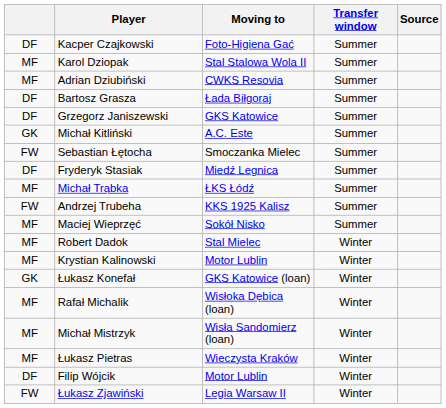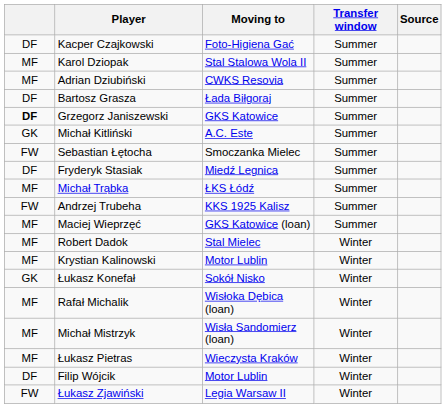(30, 116) normal -> (30, 116) bold
(235, 224) Sokół Nisko -> (258, 224) GKS Katowice (loan)
(258, 278) GKS Katowice (loan) -> (235, 278) Sokół Nisko
